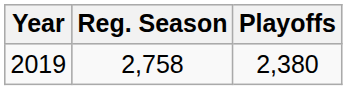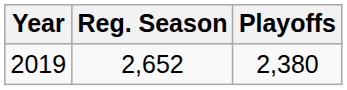(152, 63) 2,758 -> (152, 63) 2,652
